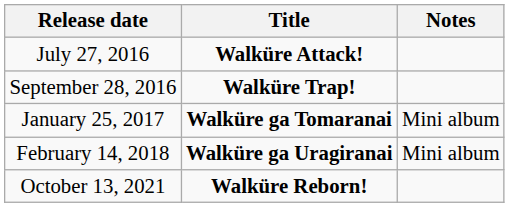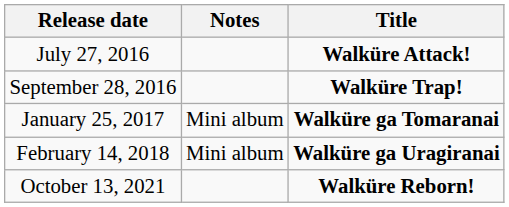columns swapped: (289, 20) <-> (451, 20)
